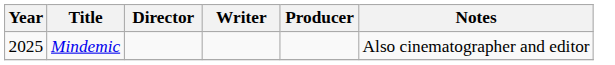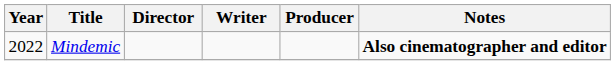(26, 45) 2025 -> (26, 45) 2022
(476, 45) normal -> (485, 45) bold
